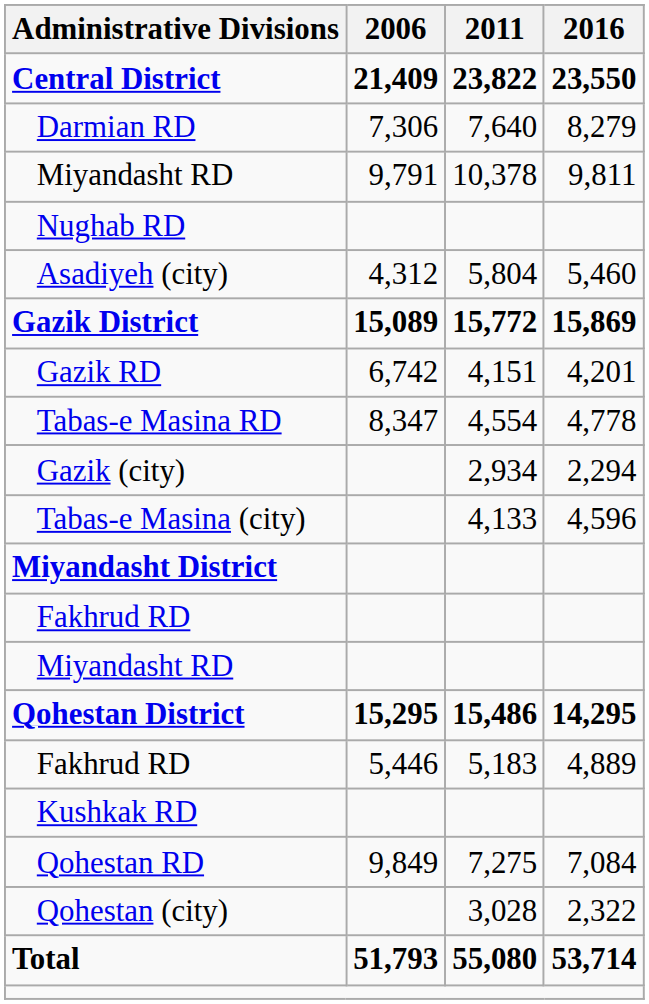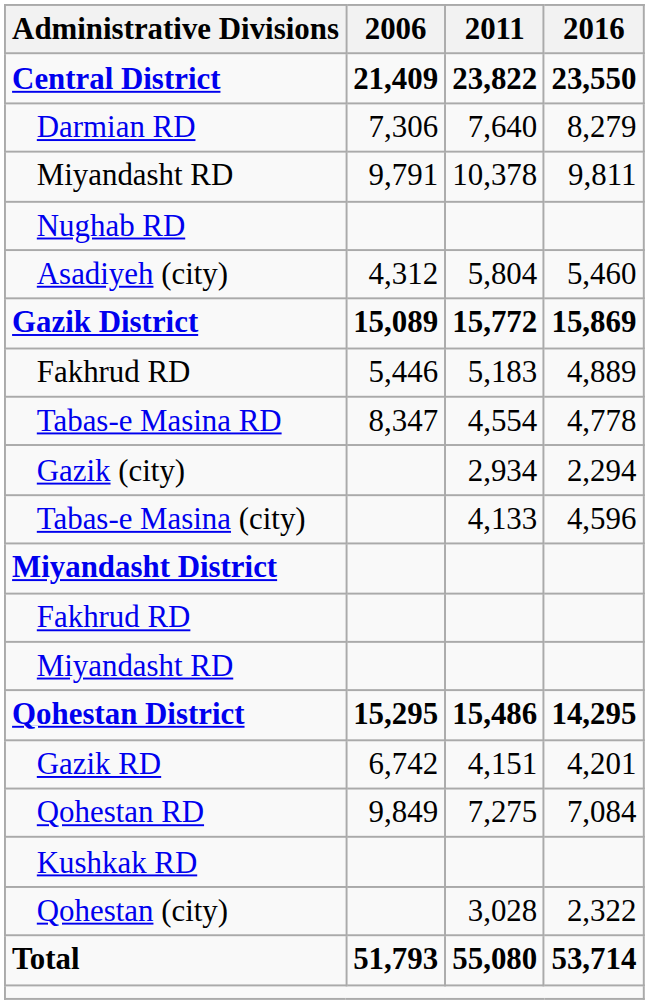rows swapped: (99, 371) <-> (114, 763)
rows swapped: (117, 812) <-> (120, 861)
